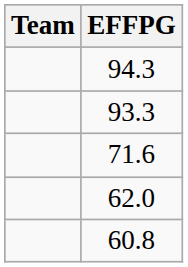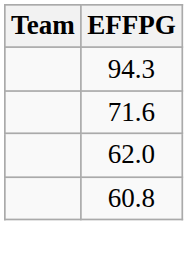- row: (131, 111)
